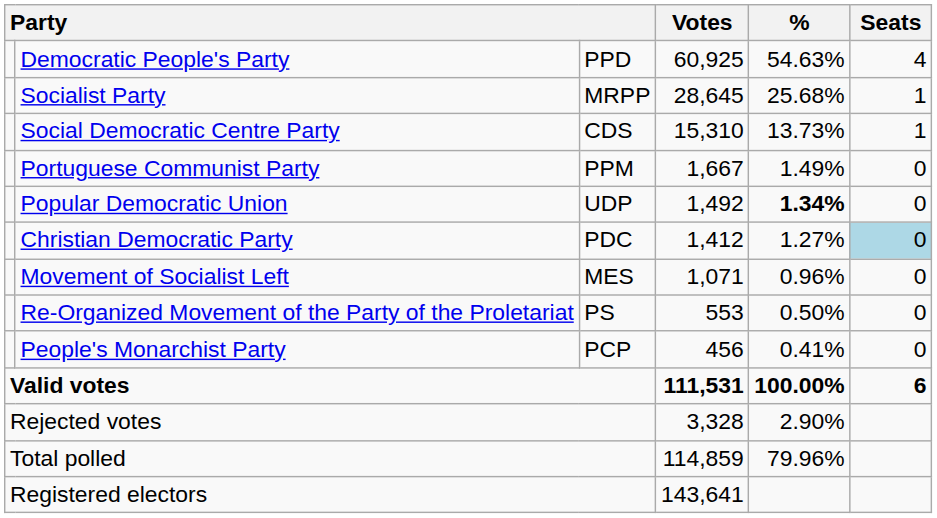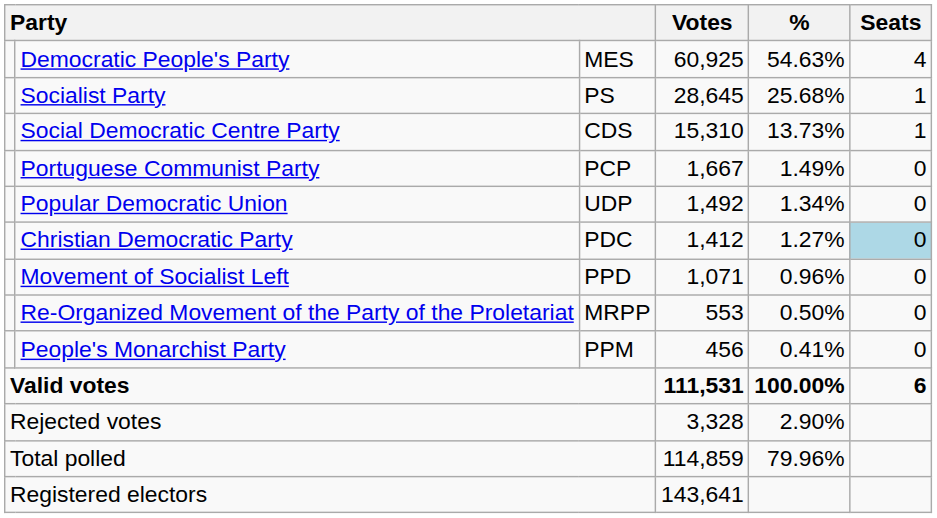(608, 58) PPD -> (609, 58) MES
(617, 95) MRPP -> (600, 95) PS
(609, 167) PPM -> (608, 167) PCP
(812, 204) bold -> (812, 204) normal
(609, 276) MES -> (608, 276) PPD
(600, 312) PS -> (617, 312) MRPP
(608, 349) PCP -> (609, 349) PPM
